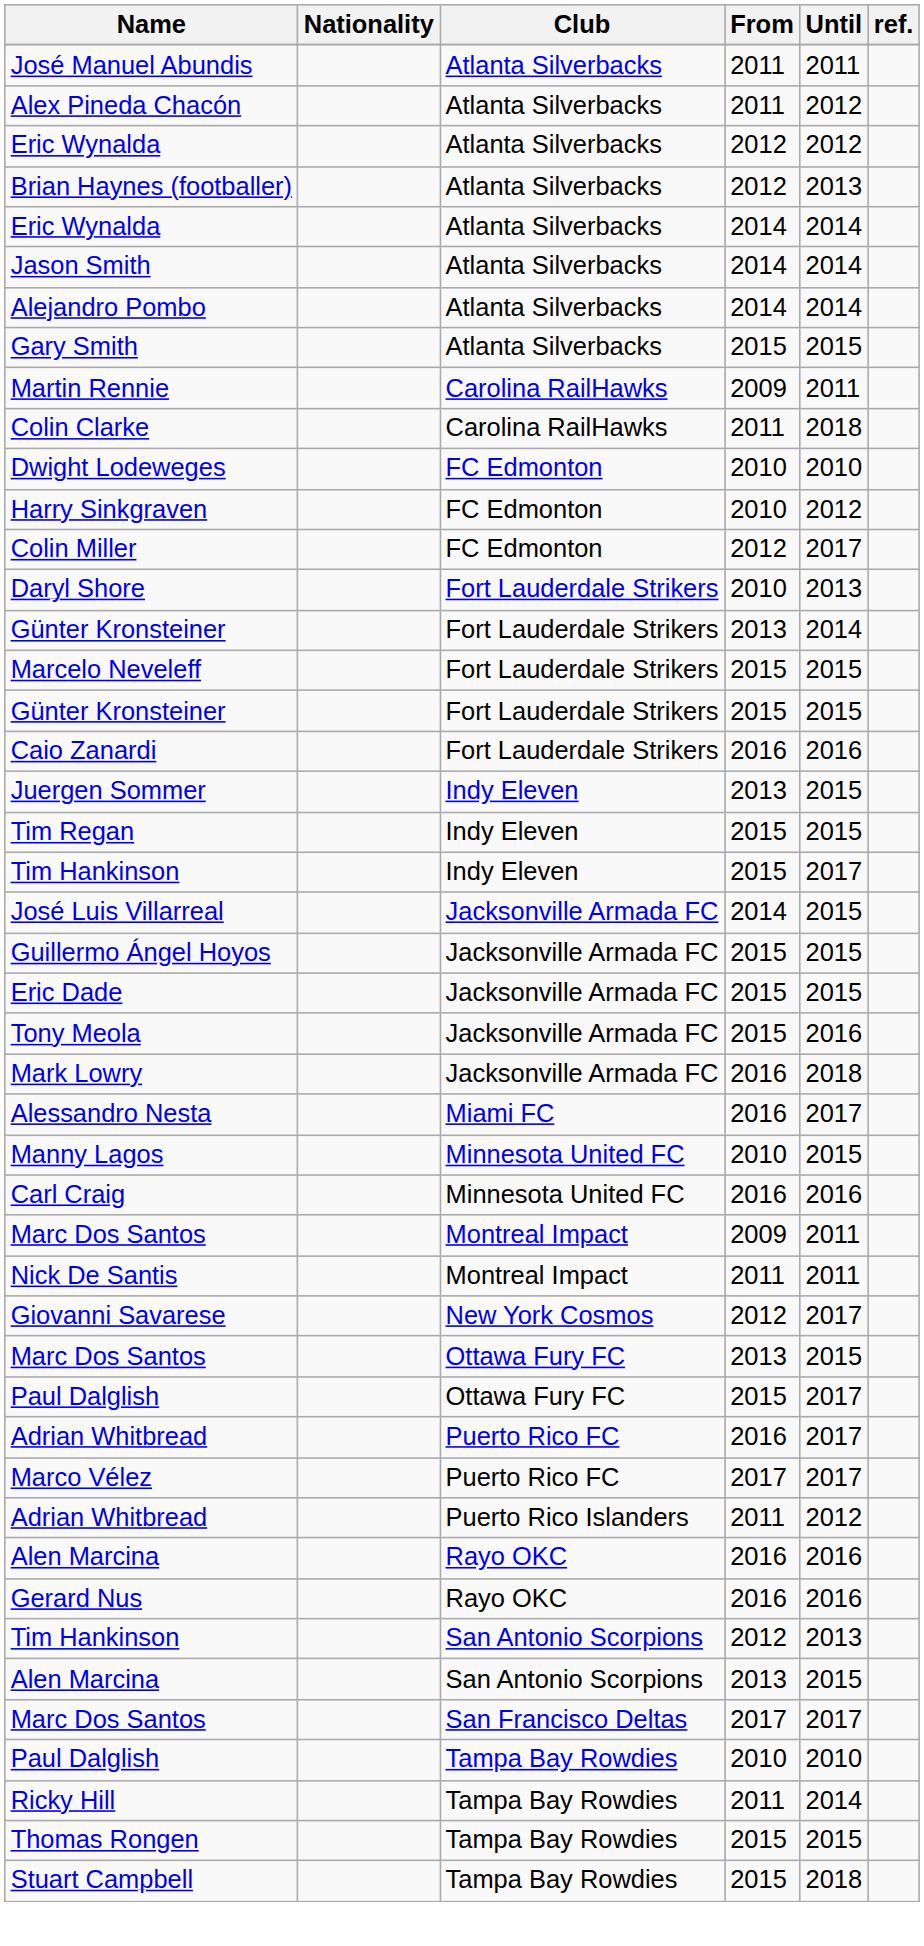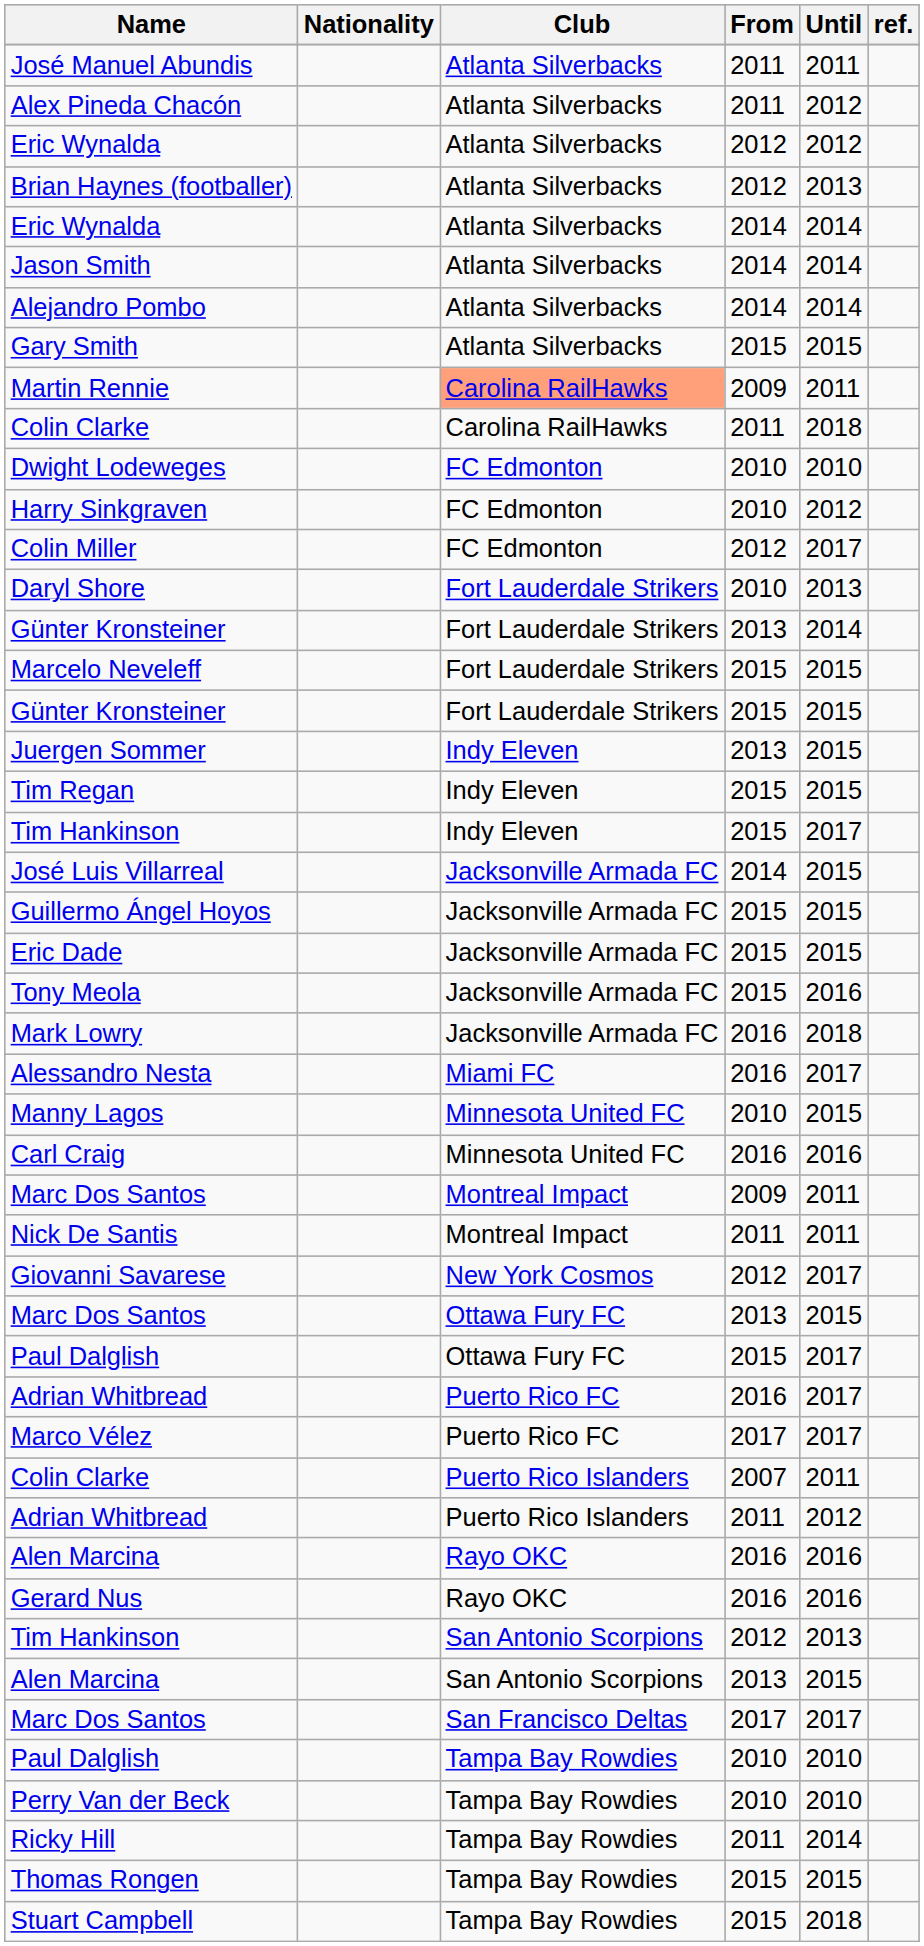(557, 387) no background -> (557, 387) lightsalmon background
- row: (83, 750)
+ row: (80, 1477)
+ row: (120, 1799)
